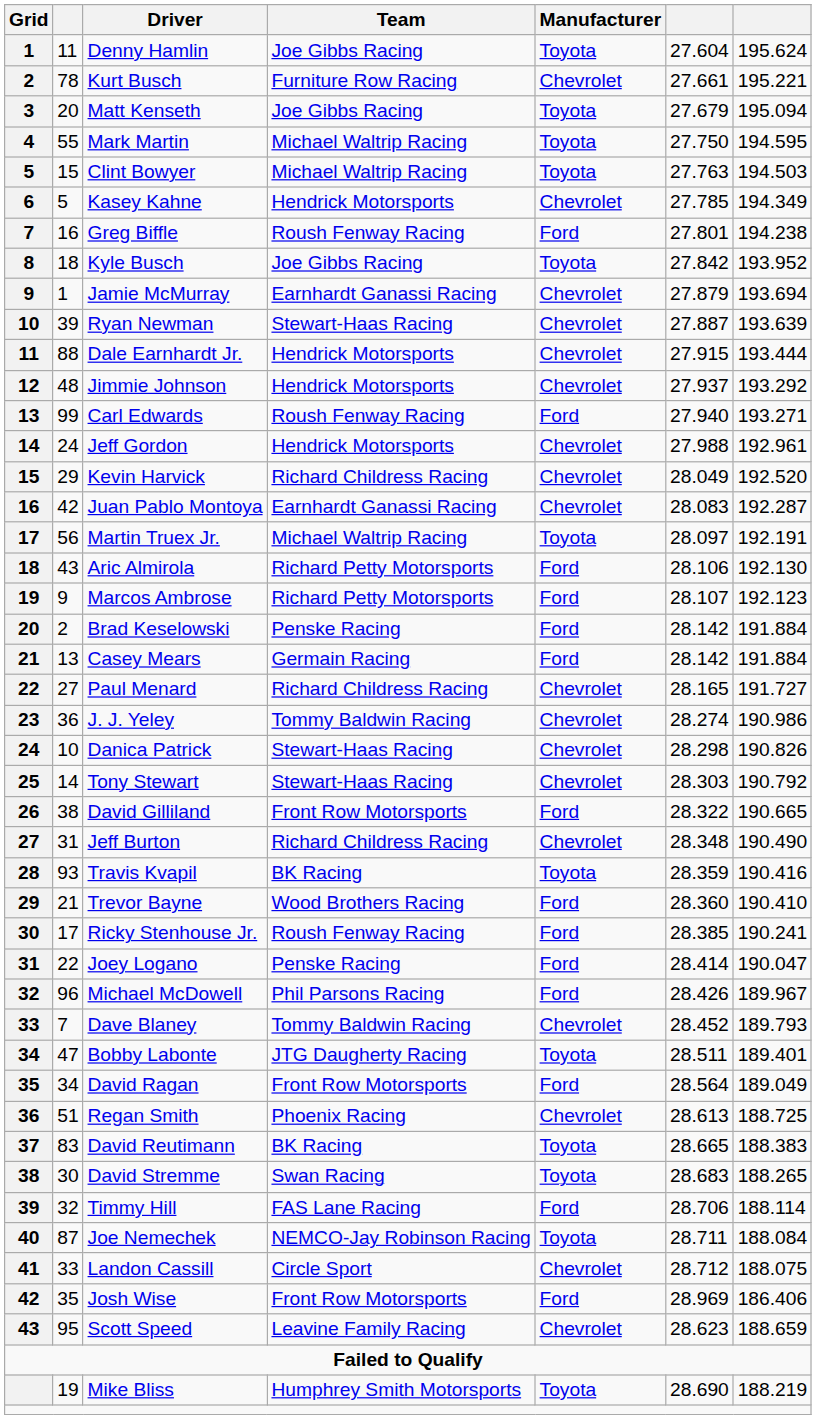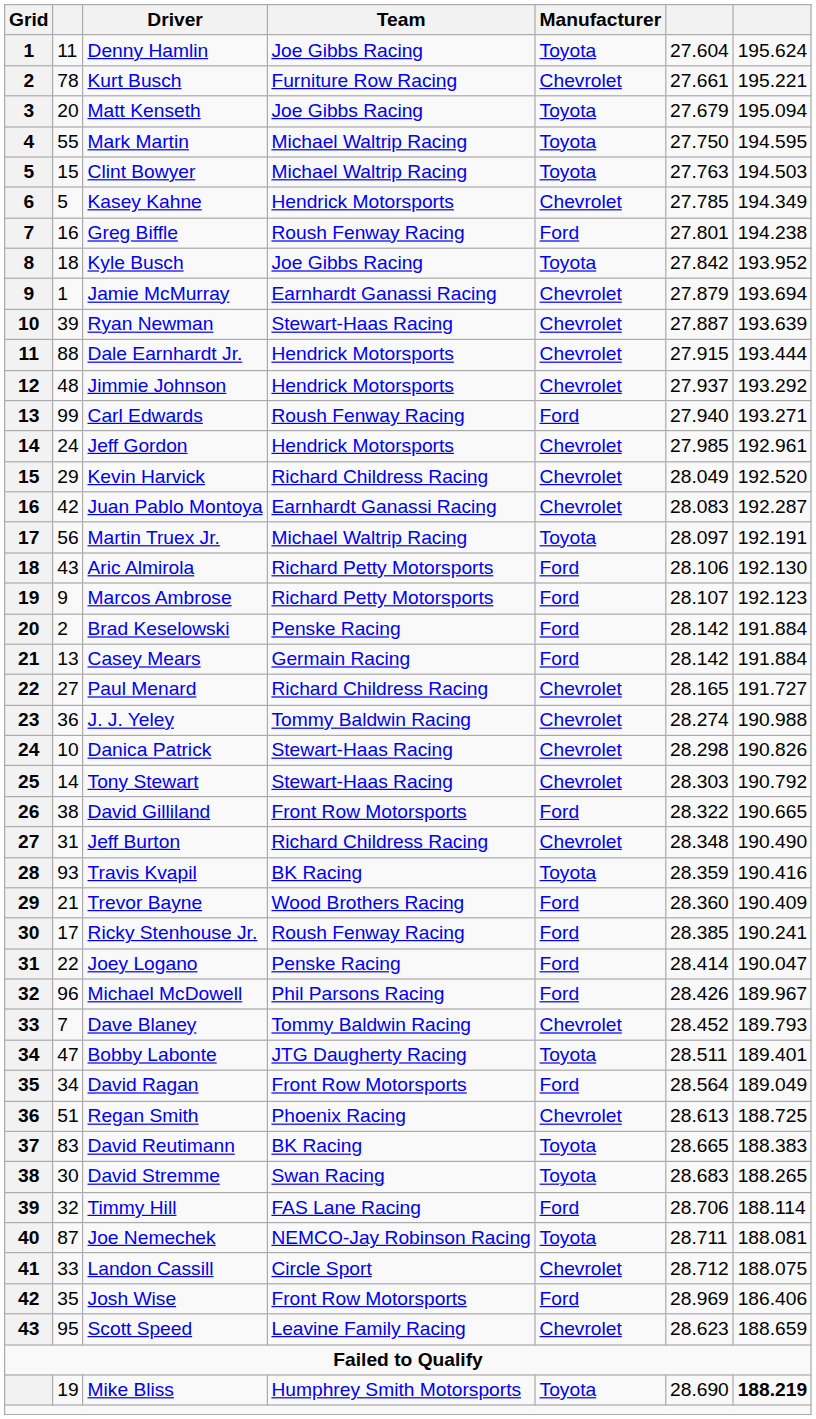(699, 446) 27.988 -> (699, 446) 27.985
(772, 720) 190.986 -> (772, 720) 190.988
(772, 902) 190.410 -> (772, 902) 190.409
(772, 1237) 188.084 -> (772, 1237) 188.081
(772, 1389) normal -> (772, 1389) bold
